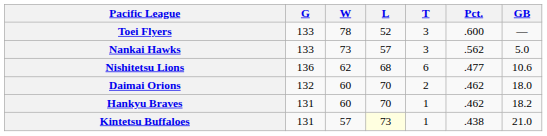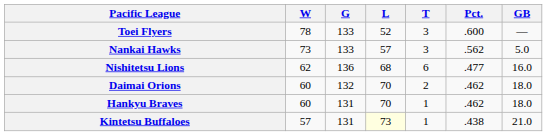columns swapped: (305, 13) <-> (345, 13)
(522, 67) 10.6 -> (522, 67) 16.0
(522, 103) 18.2 -> (522, 103) 18.0
